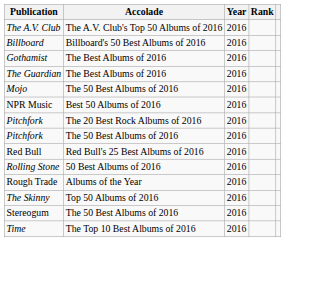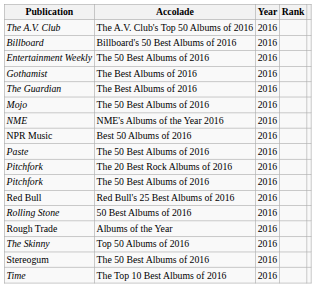+ row: (49, 58)
+ row: (17, 120)
+ row: (17, 151)
